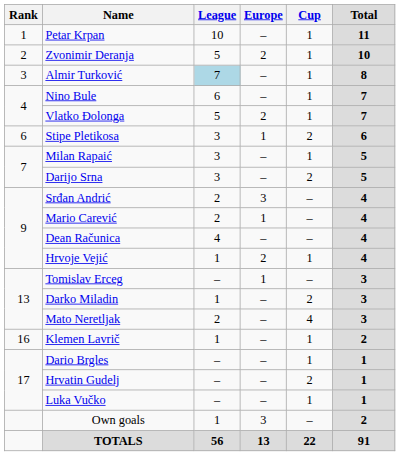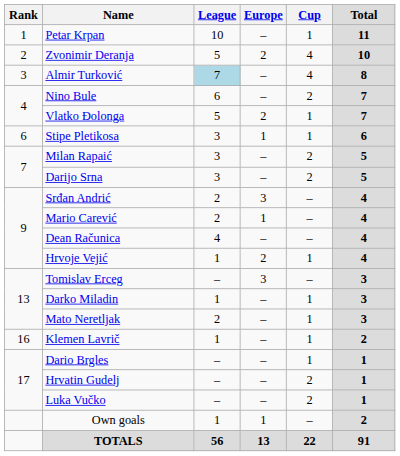(310, 55) 1 -> (310, 55) 4
(310, 75) 1 -> (310, 75) 4
(310, 96) 1 -> (310, 96) 2
(310, 136) 2 -> (310, 136) 1
(310, 156) 1 -> (310, 156) 2
(263, 278) 1 -> (263, 278) 3
(310, 299) 2 -> (310, 299) 1
(310, 319) 4 -> (310, 319) 1
(310, 400) 1 -> (310, 400) 2
(263, 420) 3 -> (263, 420) 1
